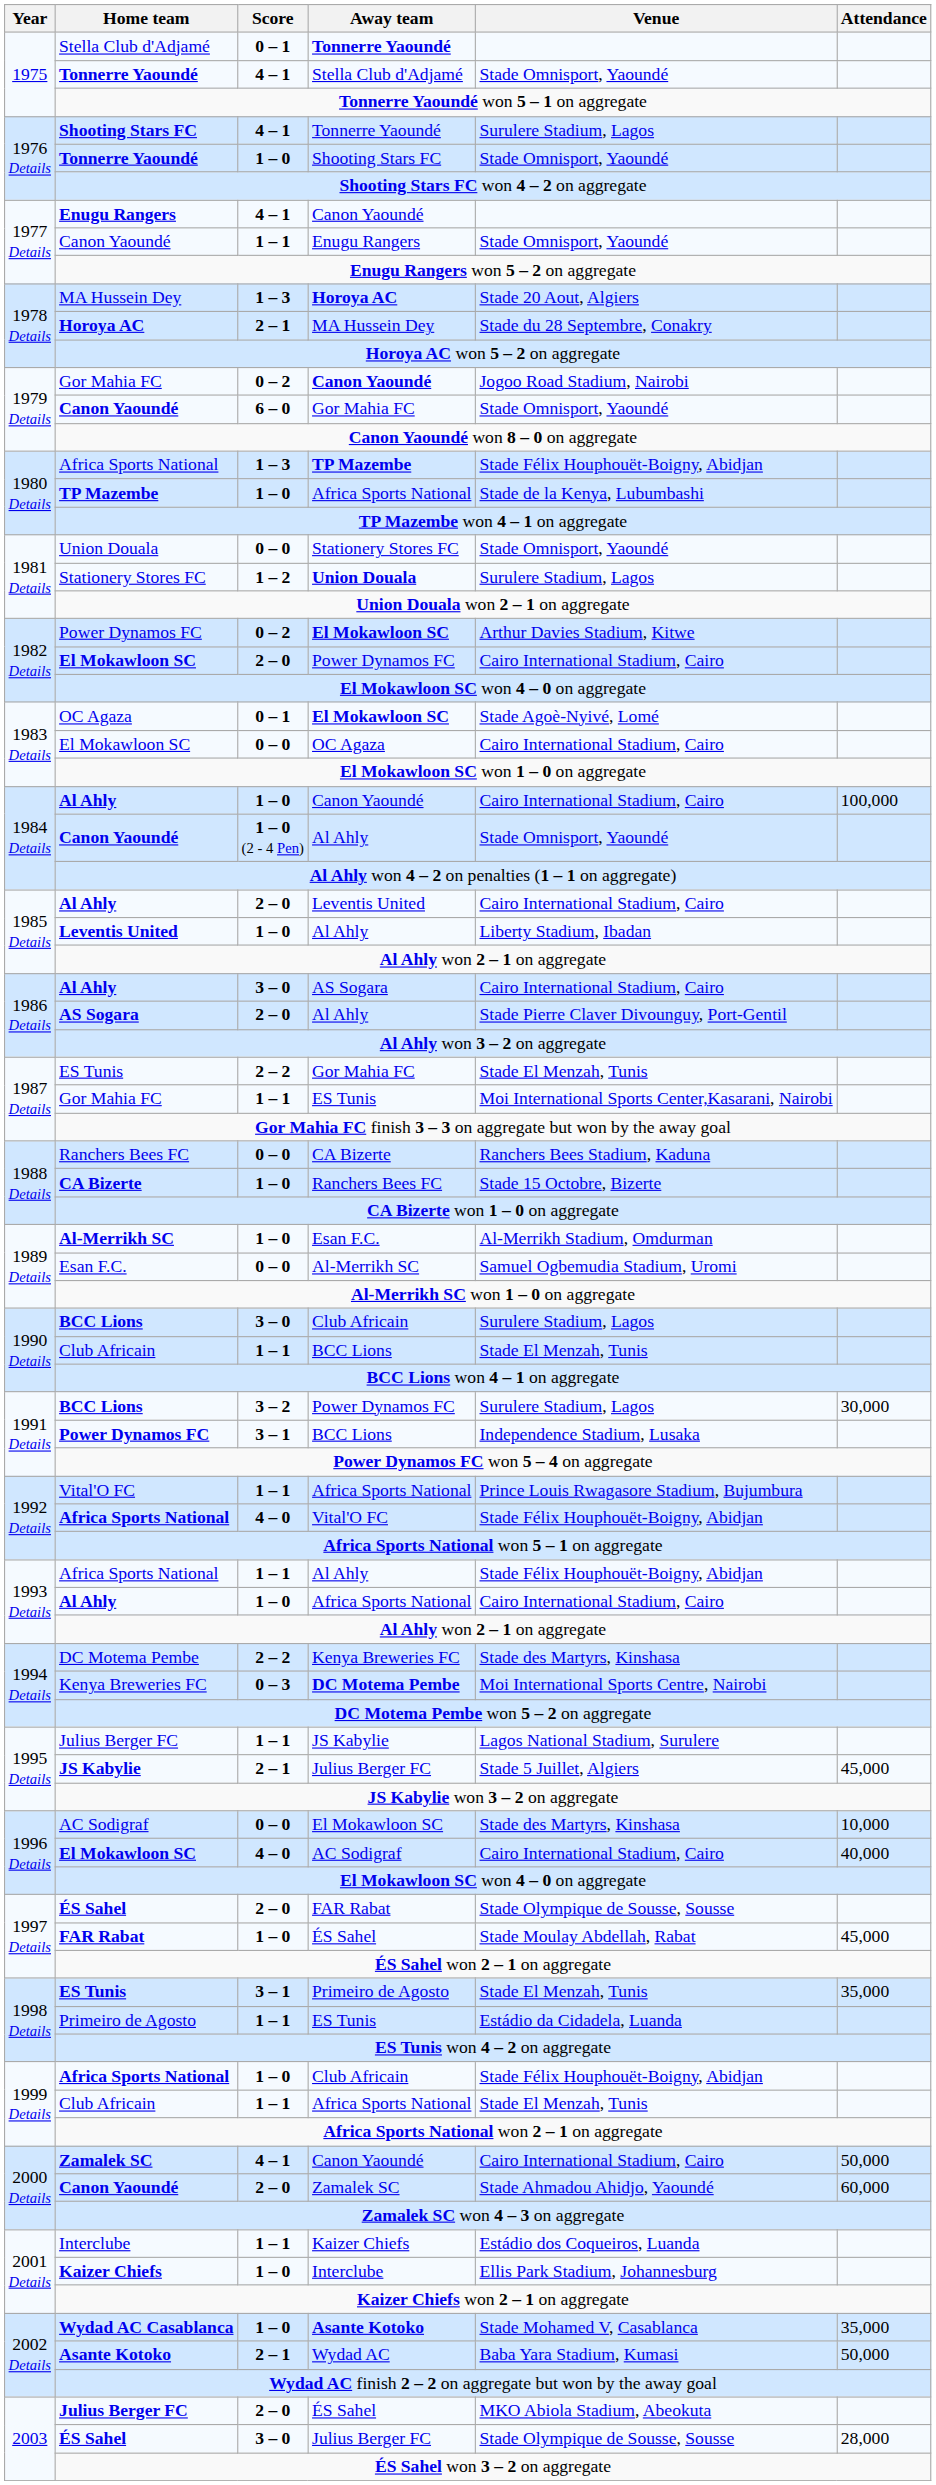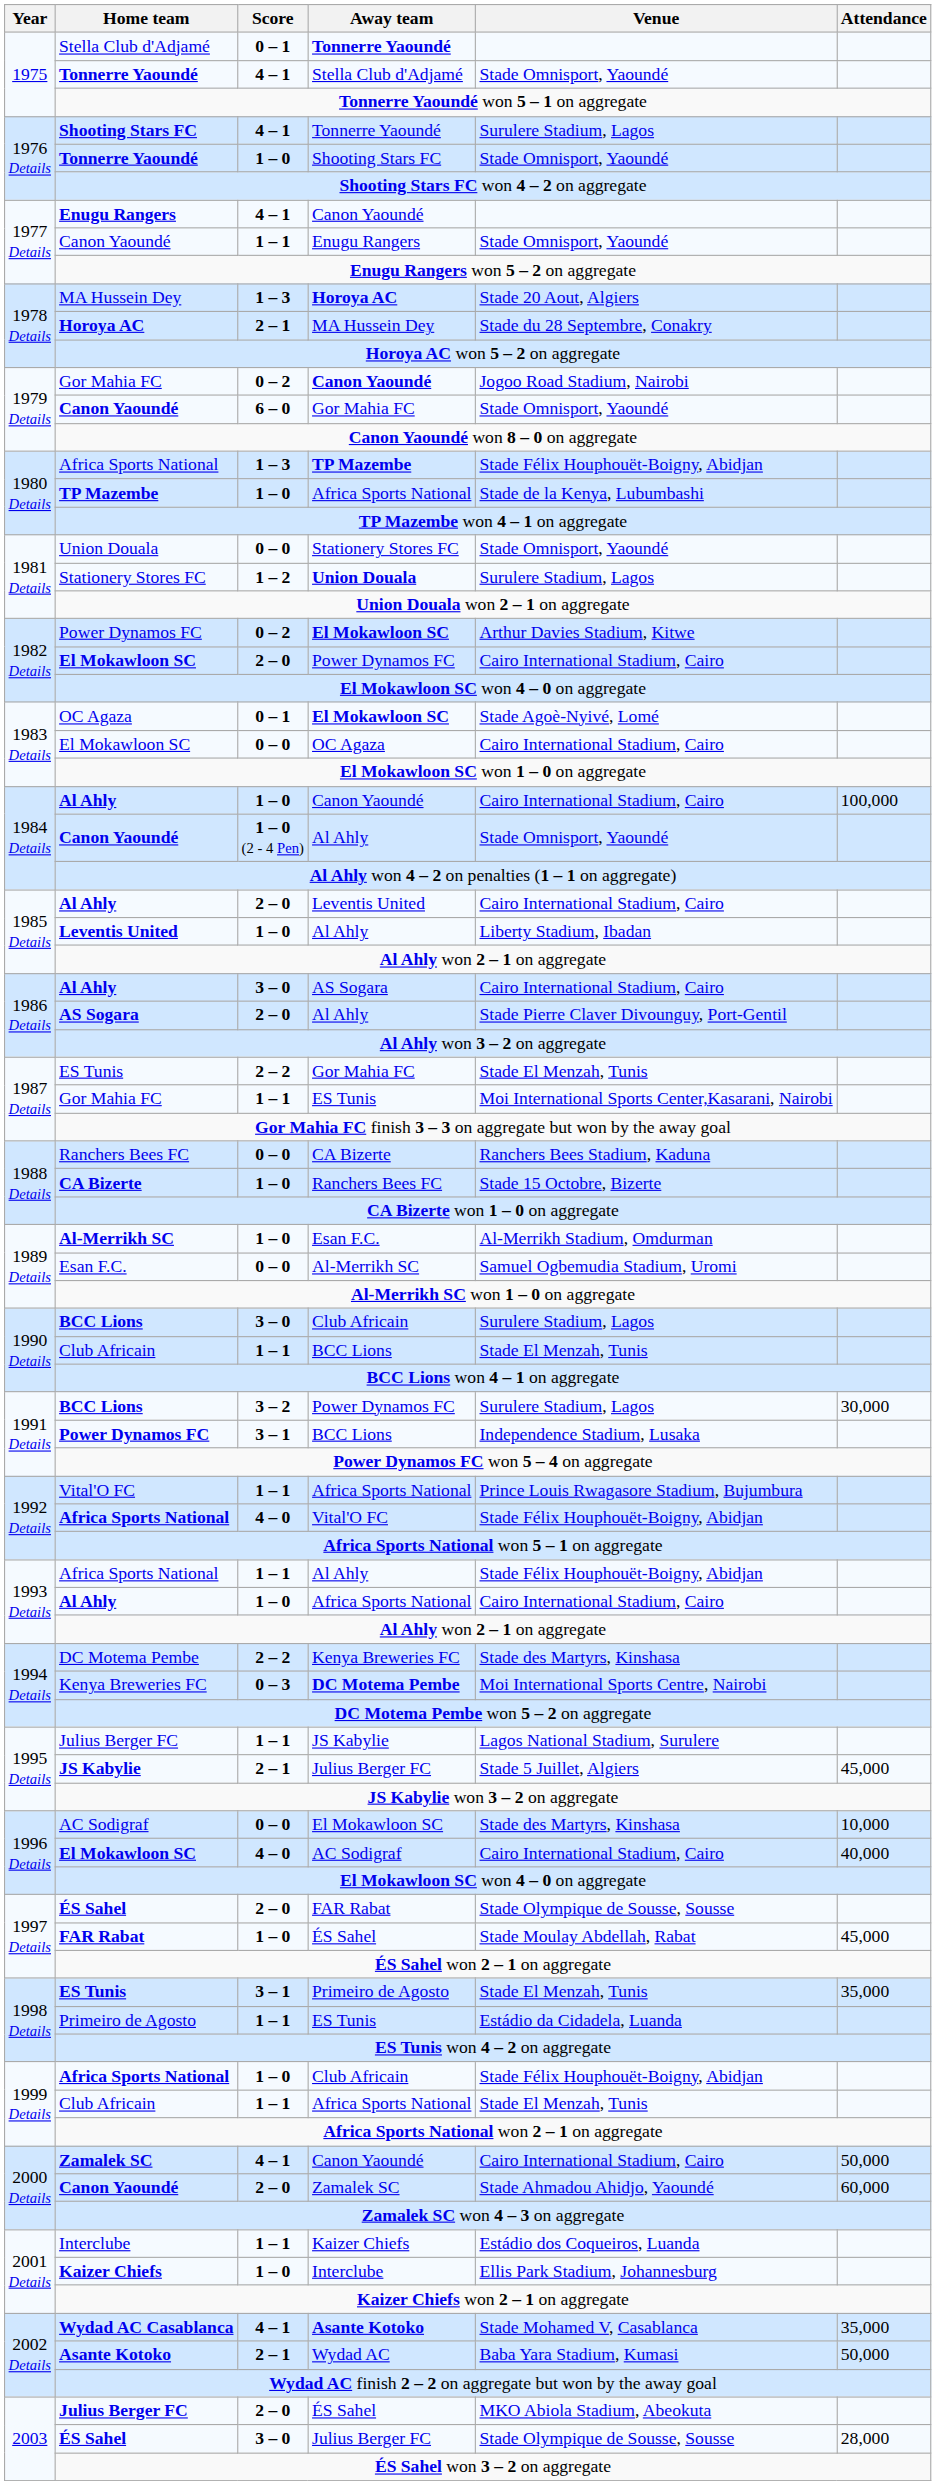(273, 2327) 1 – 0 -> (273, 2327) 4 – 1
